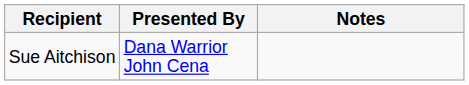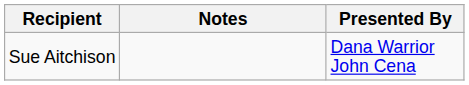columns swapped: (188, 19) <-> (361, 19)
